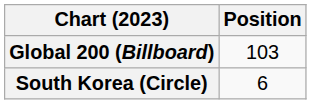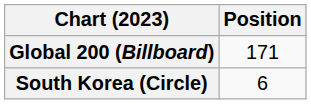(263, 51) 103 -> (263, 51) 171
